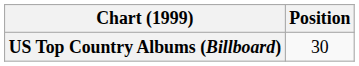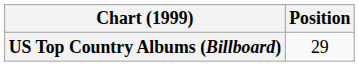(320, 46) 30 -> (320, 46) 29
